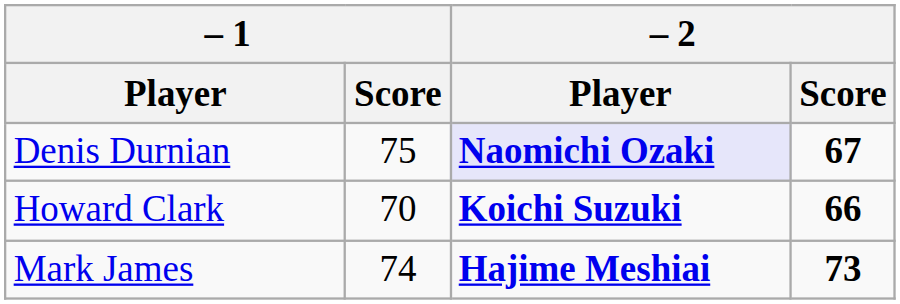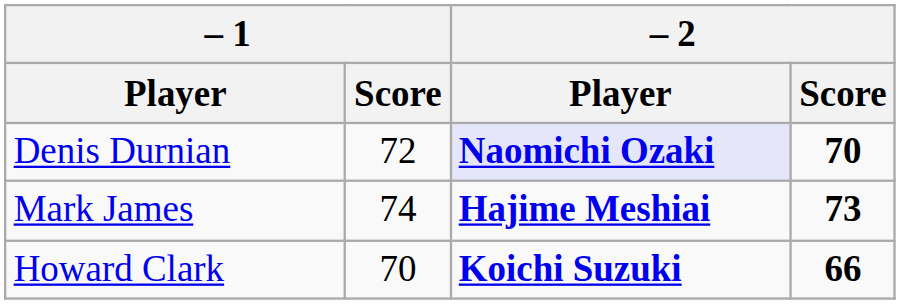(398, 151) 75 -> (398, 151) 72
(843, 151) 67 -> (843, 151) 70
rows swapped: (119, 209) <-> (103, 268)
